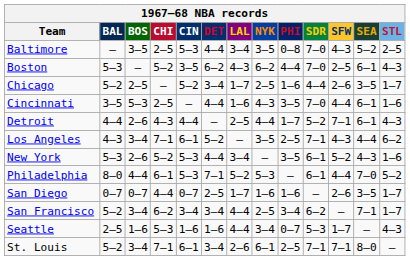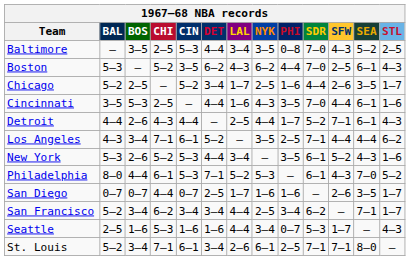(341, 139) 4–3 -> (341, 139) 4–4
(341, 175) 4–4 -> (341, 175) 4–3
